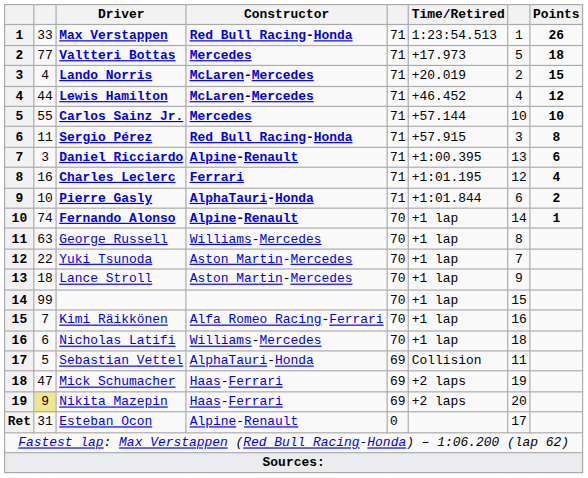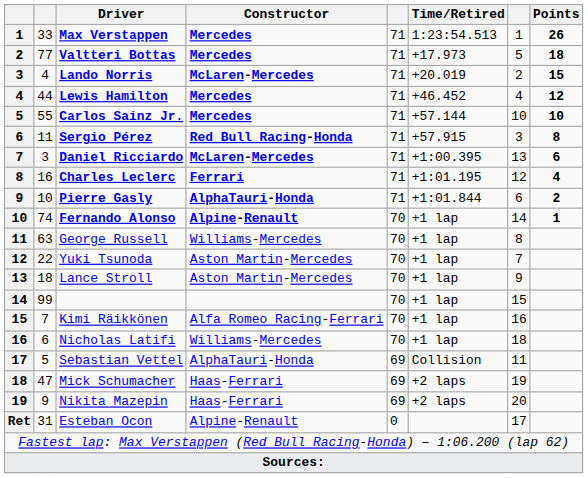(271, 35) Red Bull Racing-Honda -> (221, 35) Mercedes
(252, 96) McLaren-Mercedes -> (221, 96) Mercedes
(244, 157) Alpine-Renault -> (252, 157) McLaren-Mercedes
(45, 402) khaki background -> (45, 402) no background
